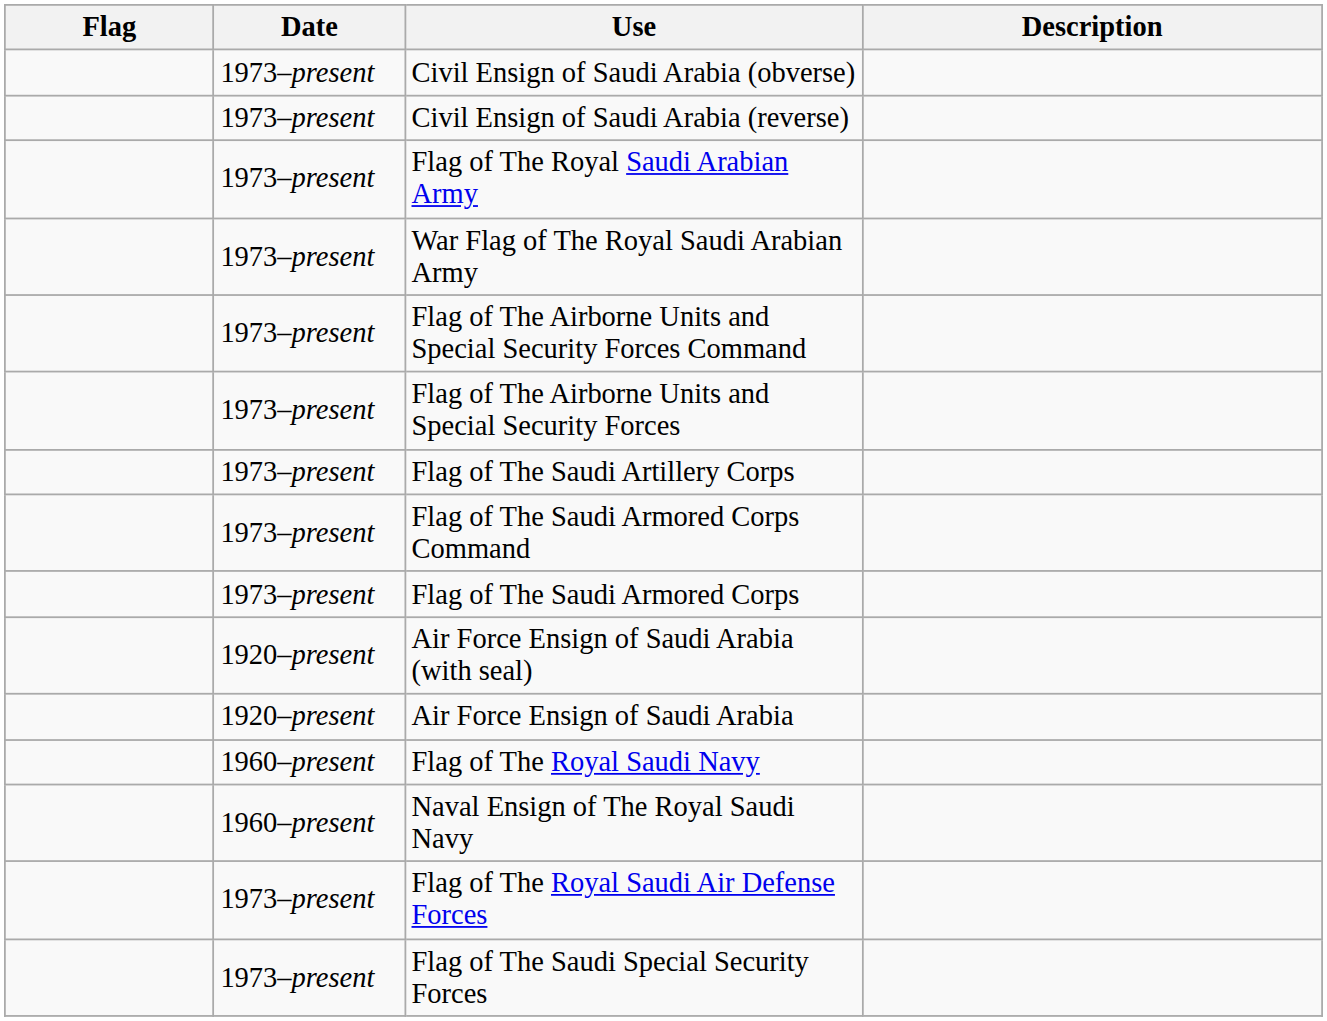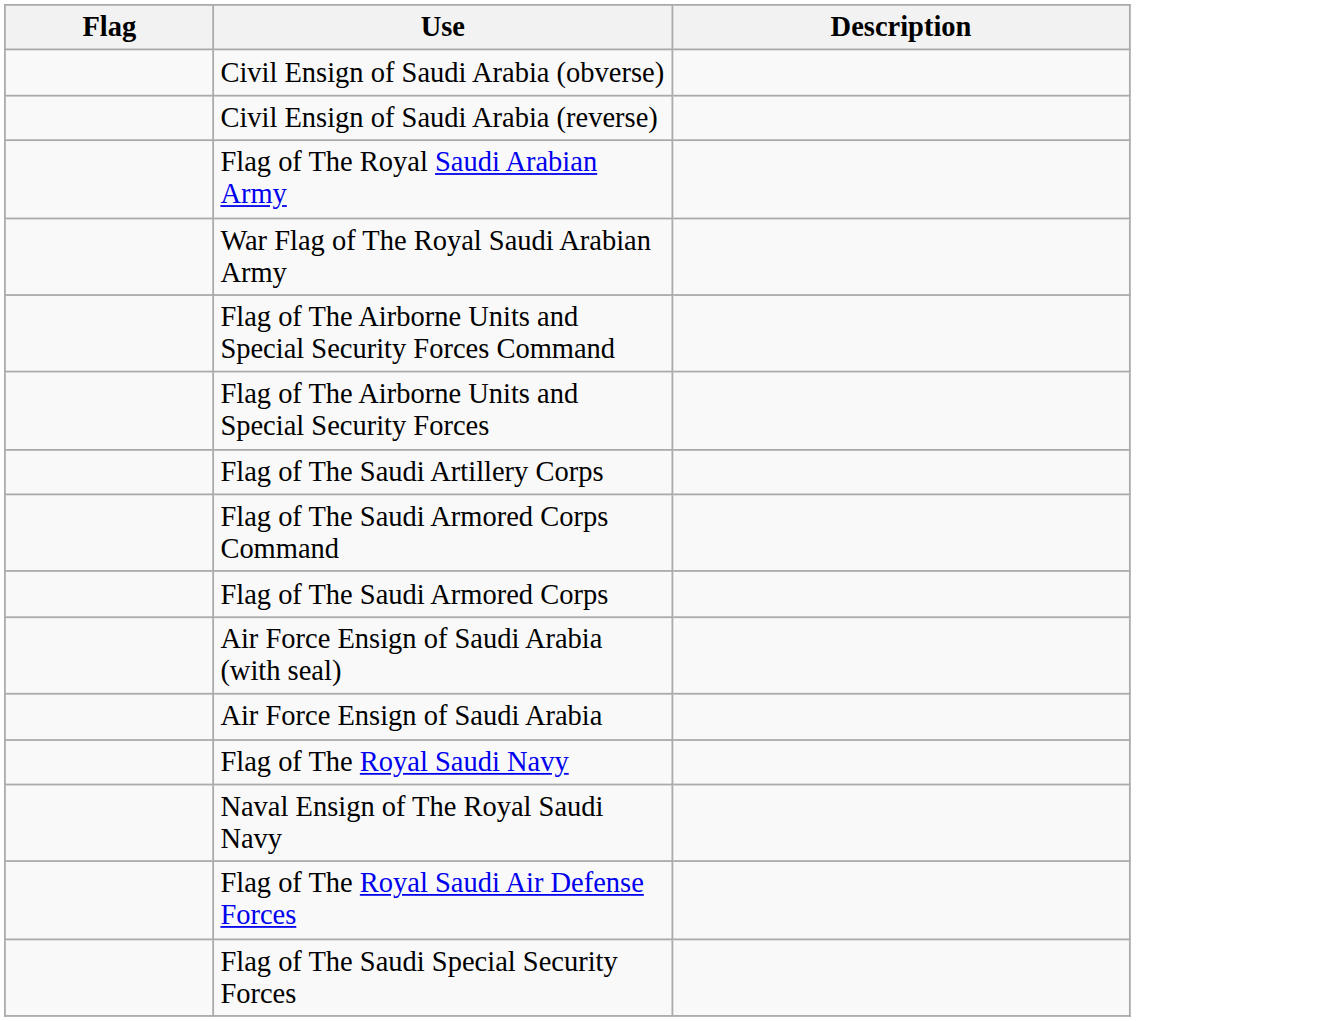- column: (309, 27)
